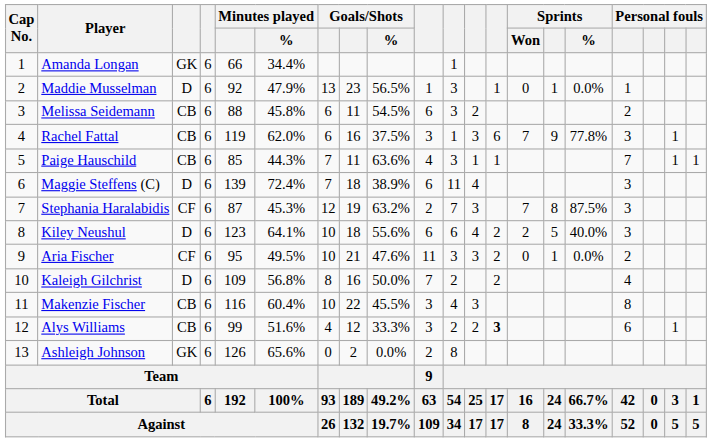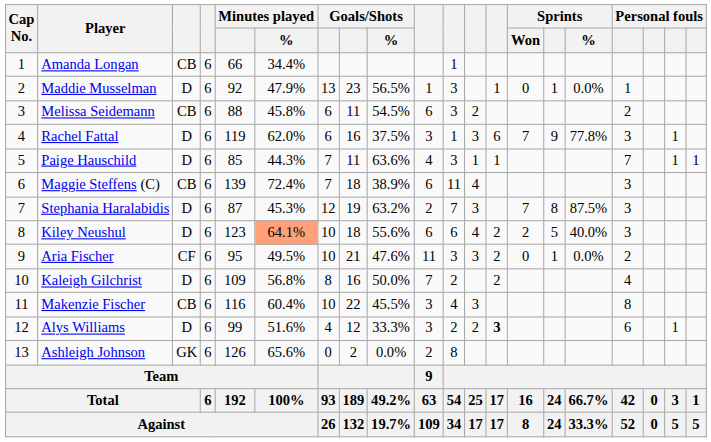(187, 64) GK -> (187, 64) CB
(187, 136) CB -> (187, 136) D
(187, 160) CB -> (187, 160) D
(187, 184) D -> (187, 184) CB
(187, 208) CF -> (187, 208) D
(286, 232) no background -> (286, 232) lightsalmon background
(187, 328) CB -> (187, 328) D
